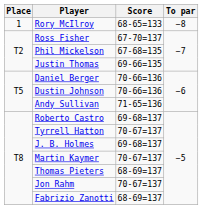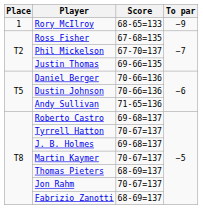(181, 24) −8 -> (181, 24) −9
(140, 38) 67-70=137 -> (140, 38) 67-68=135
(140, 51) 67-68=135 -> (140, 51) 67-70=137
